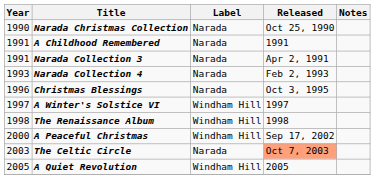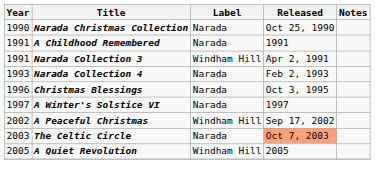(210, 58) Narada -> (227, 58) Windham Hill
(227, 105) Windham Hill -> (210, 105) Narada
- row: (94, 120)
(18, 136) 2000 -> (18, 120) 2002
